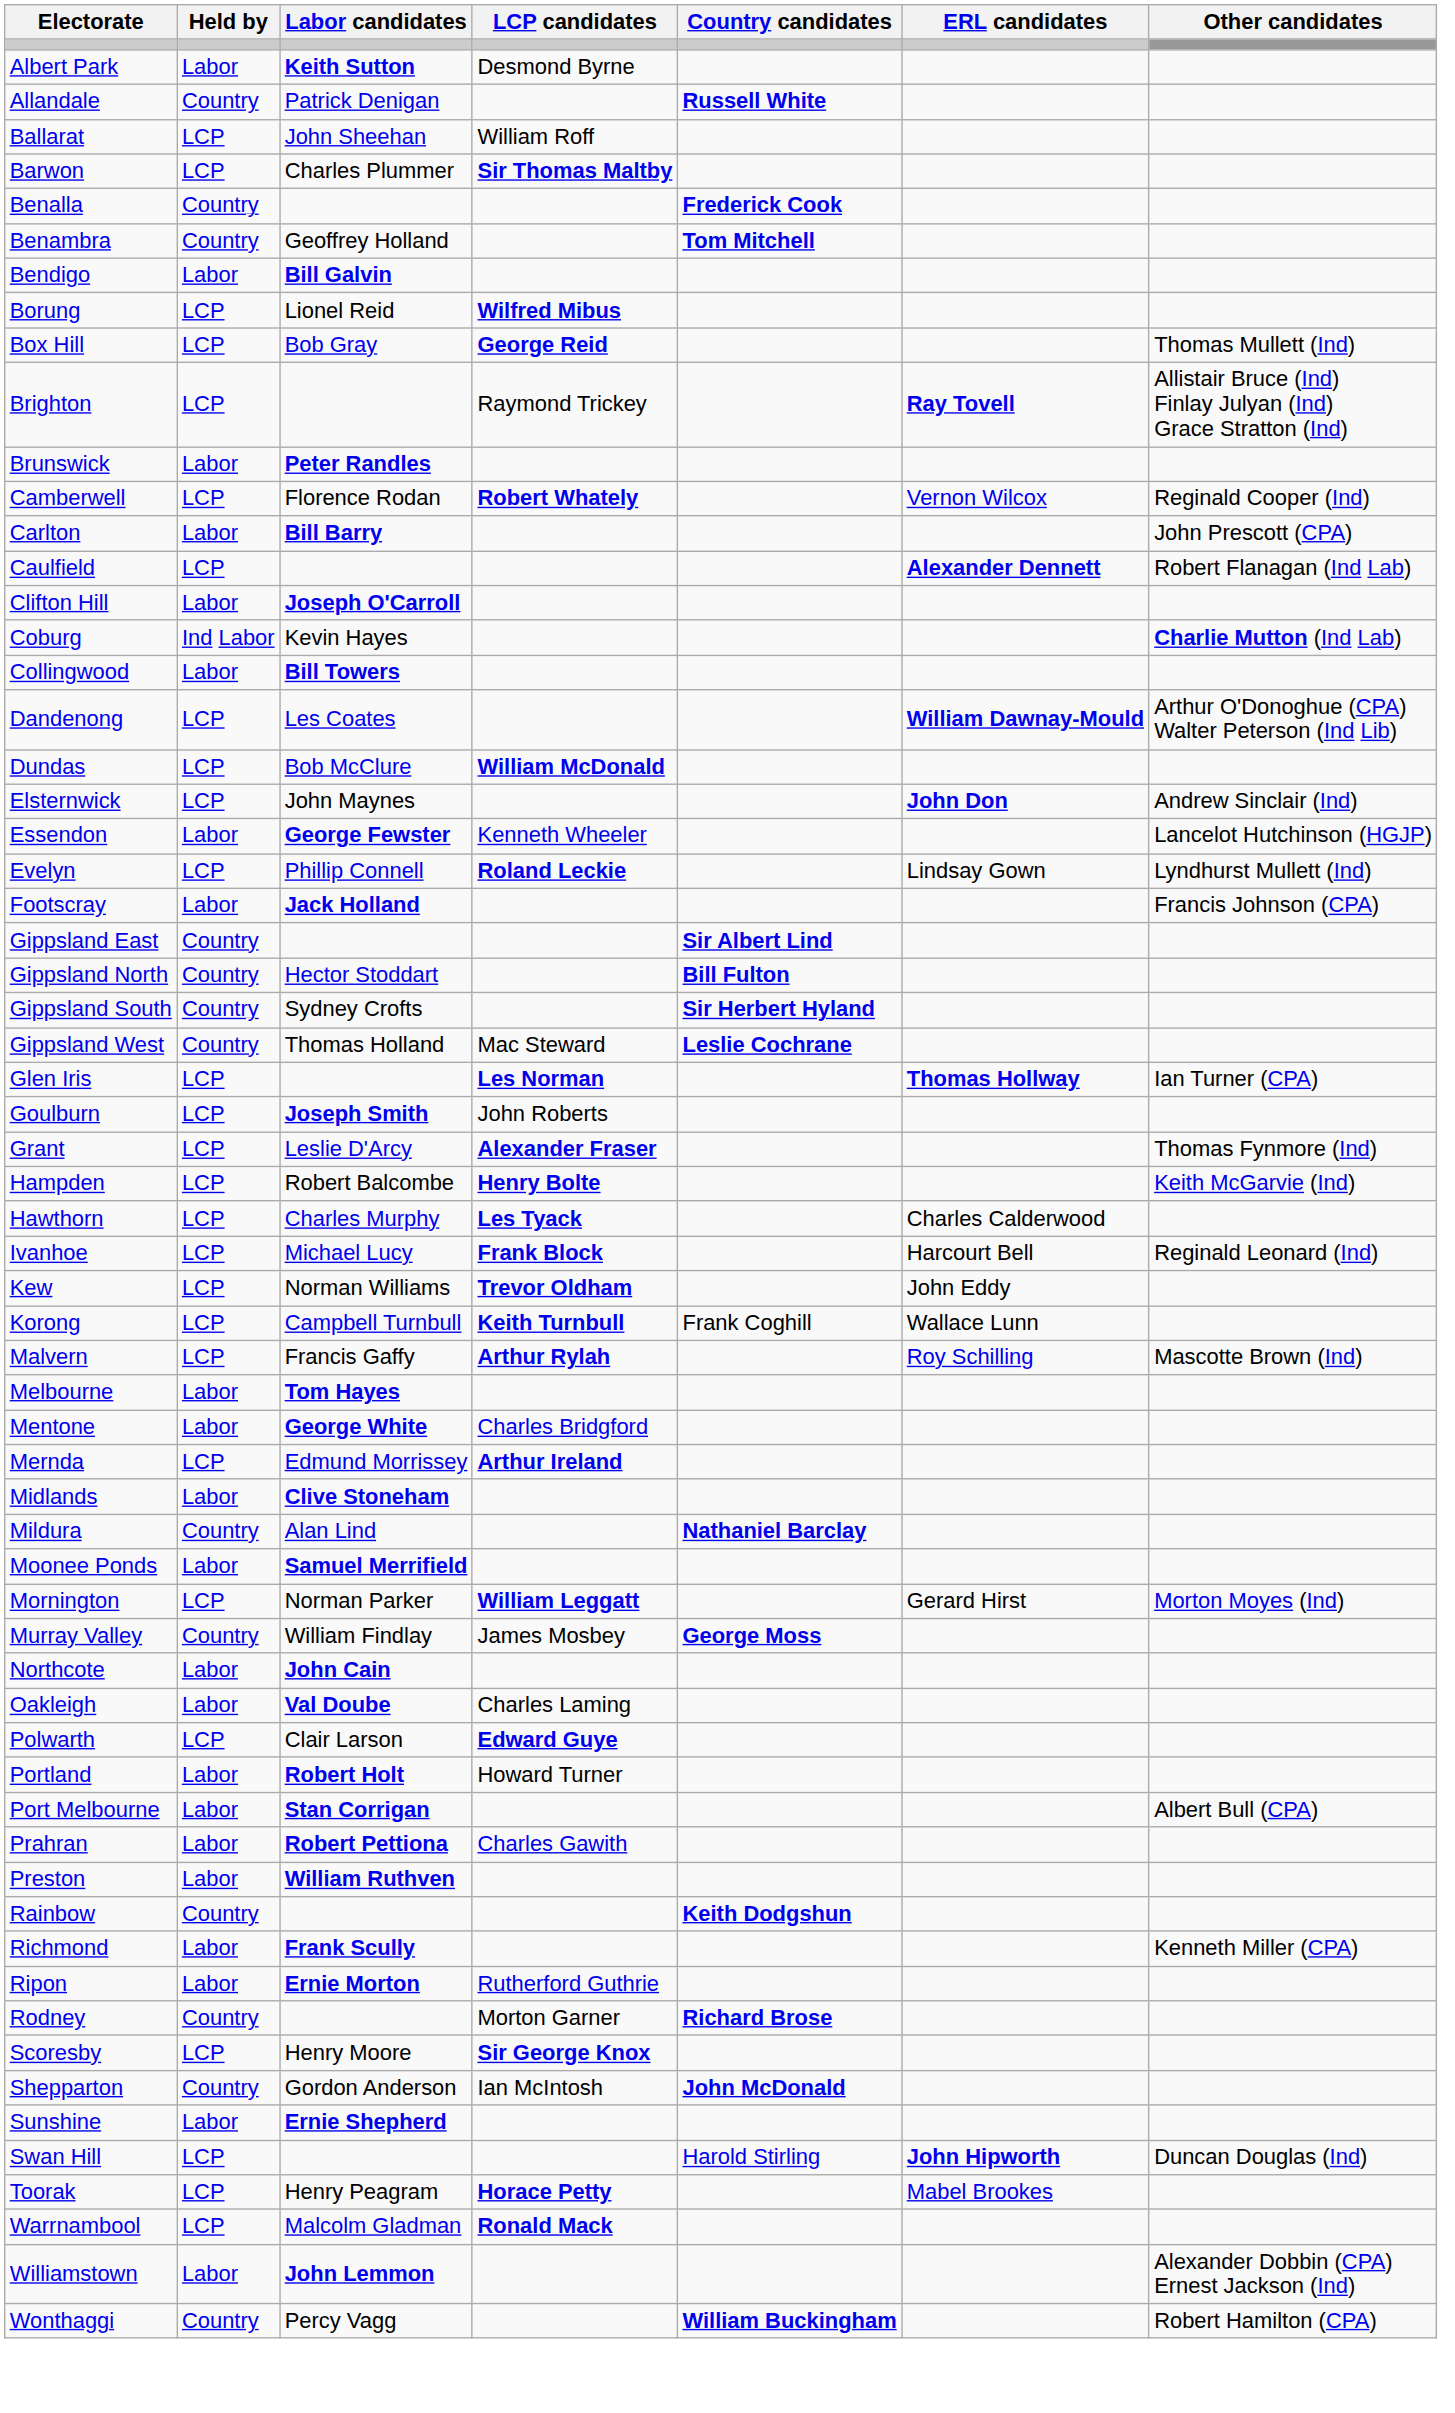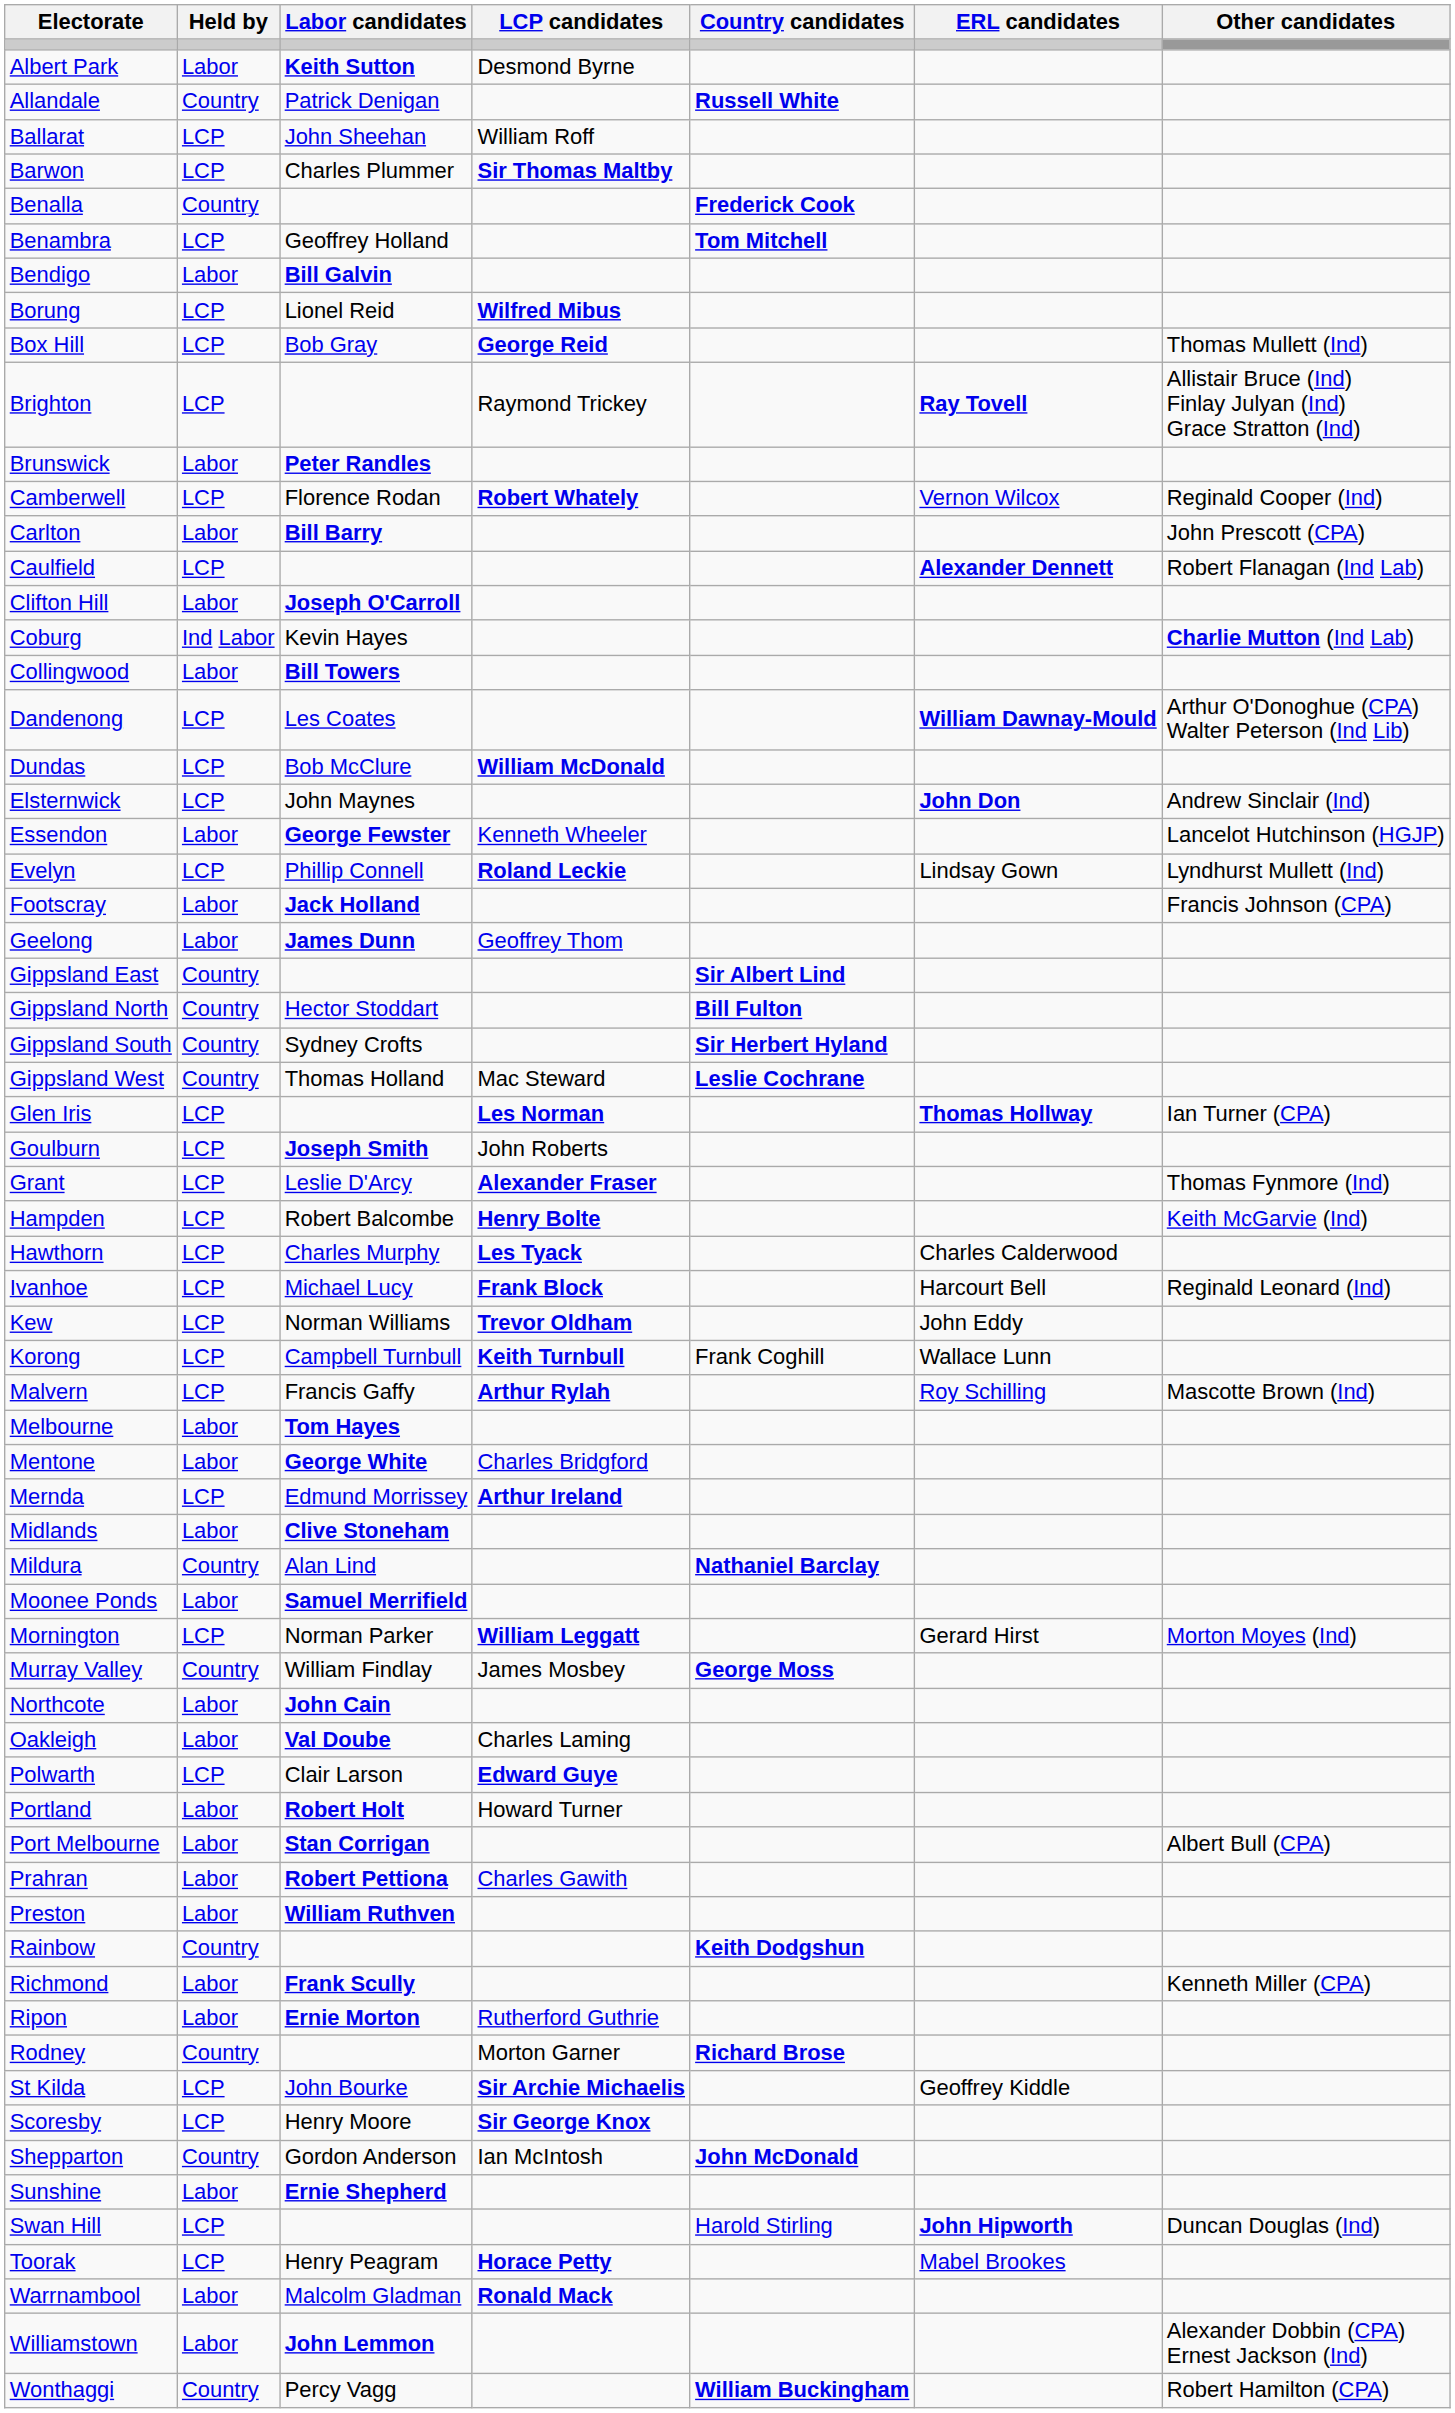(220, 240) Country -> (203, 240) LCP
+ row: (51, 940)
+ row: (48, 2087)
(203, 2226) LCP -> (210, 2296) Labor
